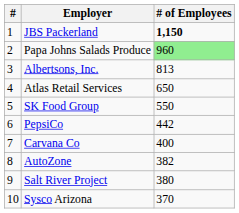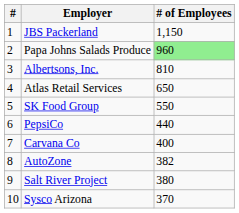(169, 32) bold -> (169, 32) normal
(165, 69) 813 -> (165, 69) 810
(165, 124) 442 -> (165, 124) 440
